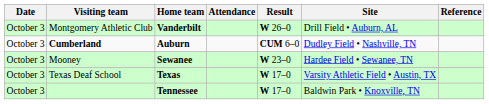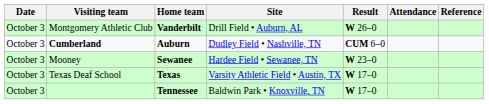columns swapped: (370, 12) <-> (232, 12)
